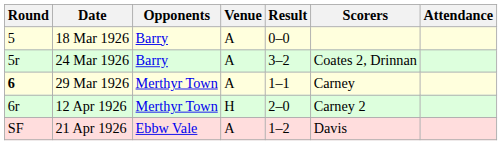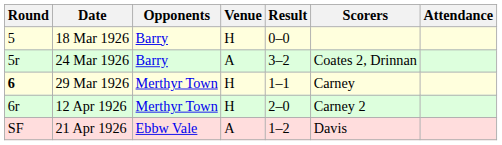(229, 38) A -> (229, 38) H
(229, 83) A -> (229, 83) H
